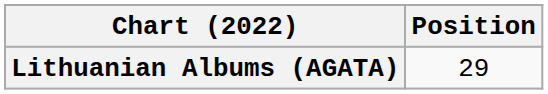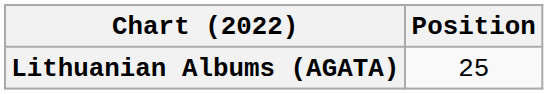(474, 68) 29 -> (474, 68) 25
